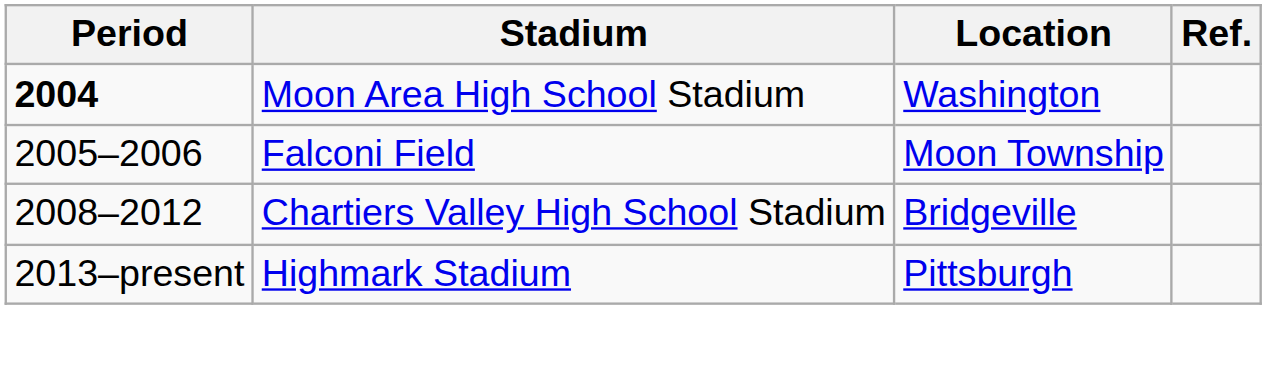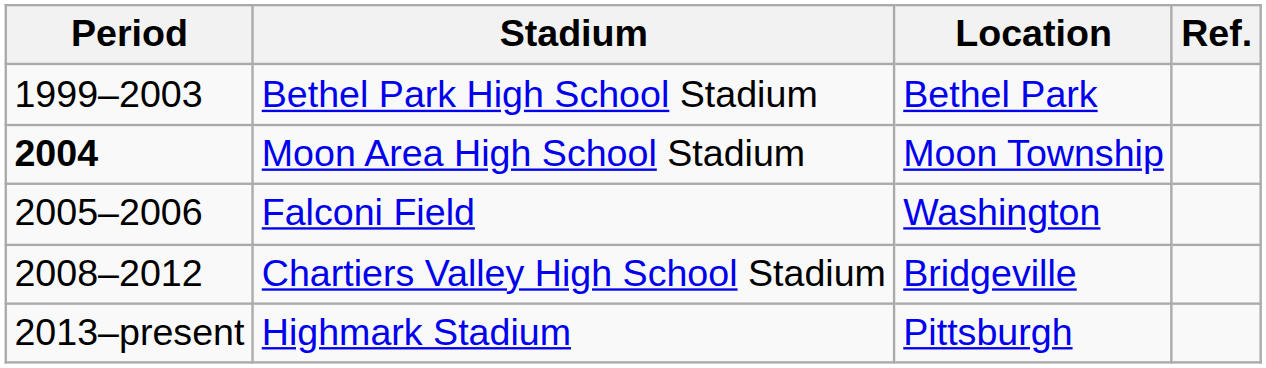+ row: (540, 93)
(1002, 93) Washington -> (1034, 153) Moon Township
(1034, 153) Moon Township -> (1002, 213) Washington
